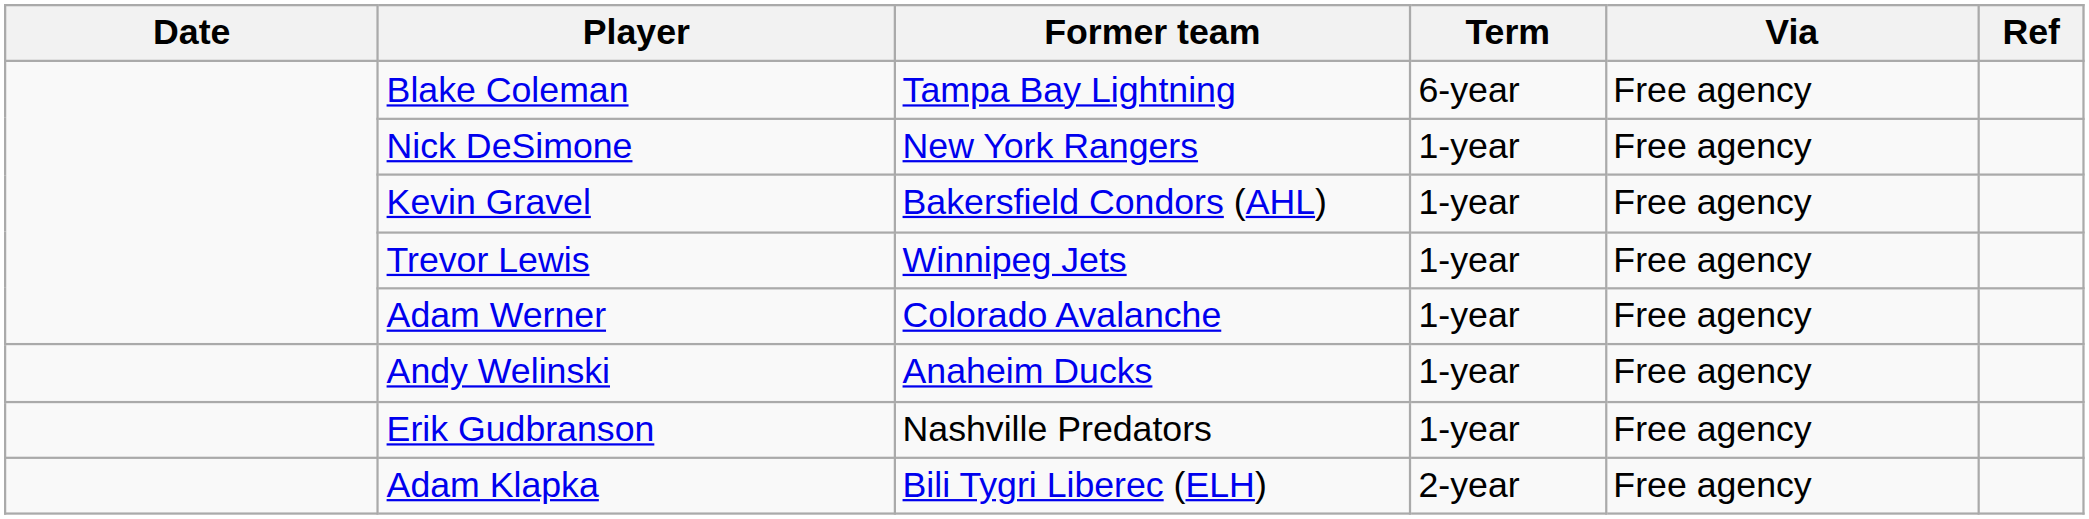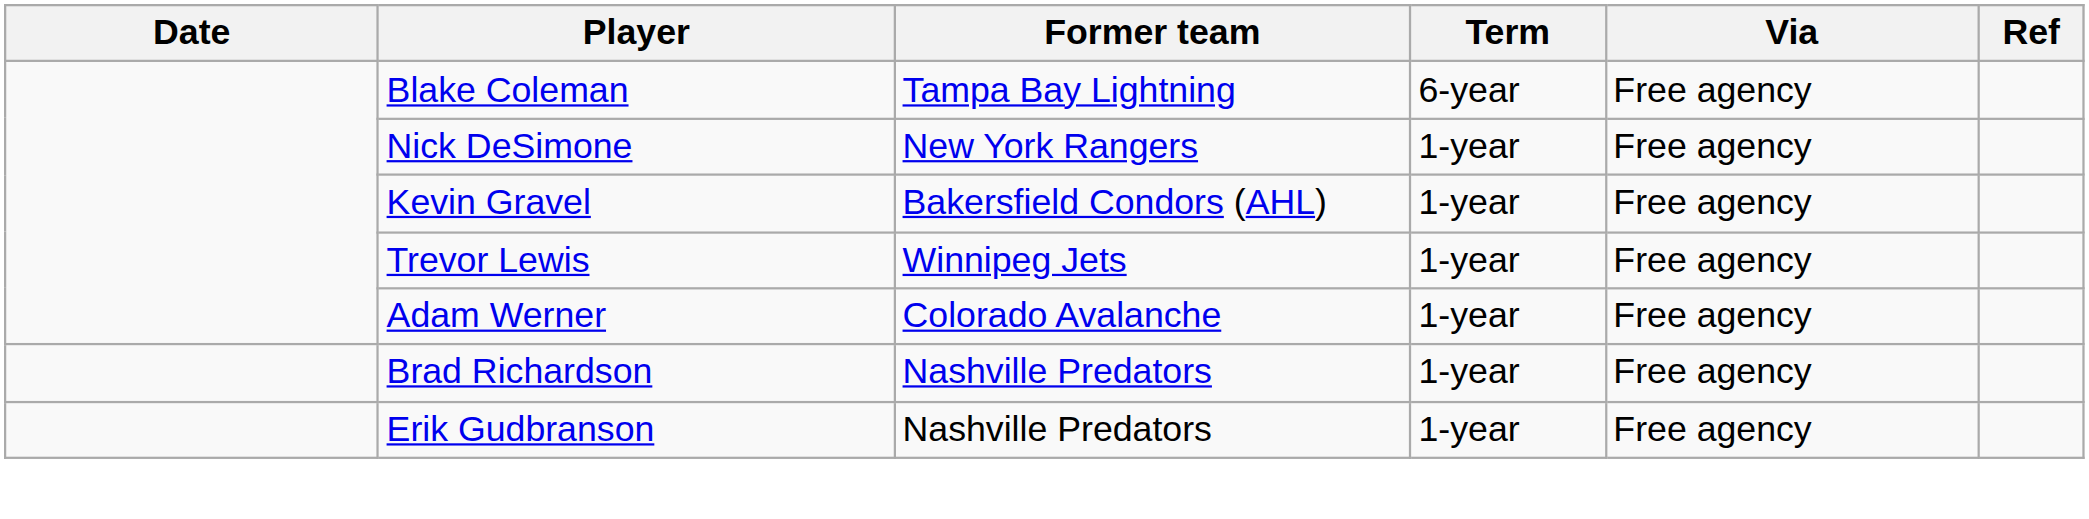- row: (498, 372)
+ row: (519, 372)
- row: (493, 485)
